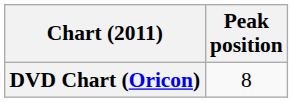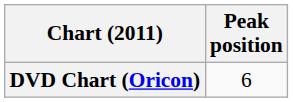(246, 79) 8 -> (246, 79) 6
